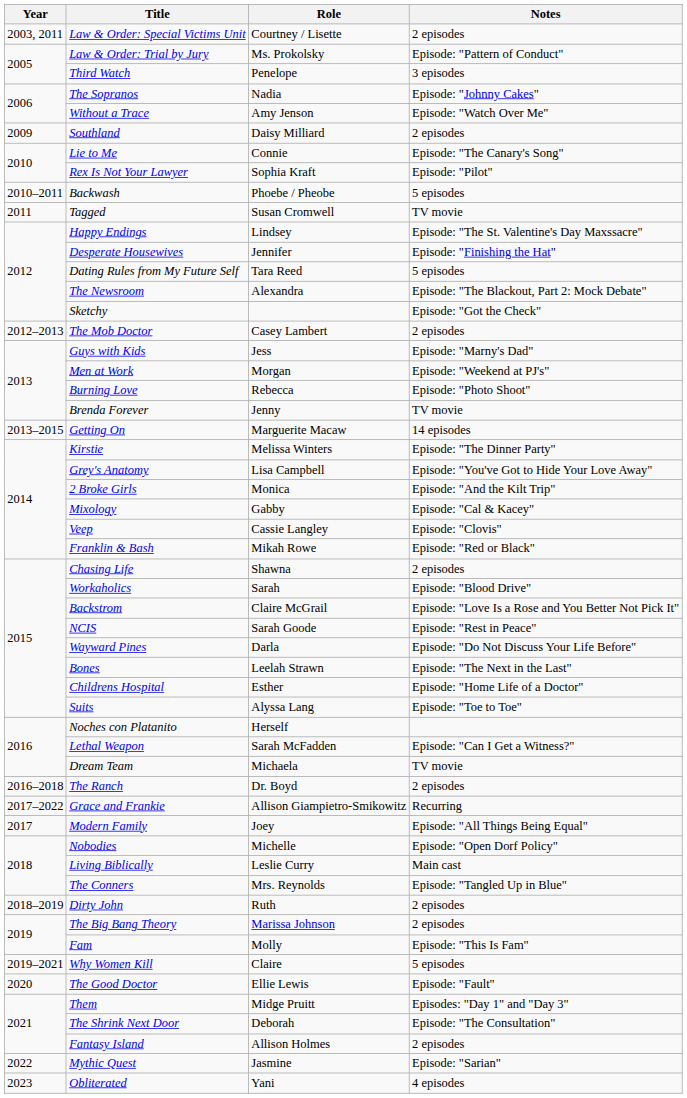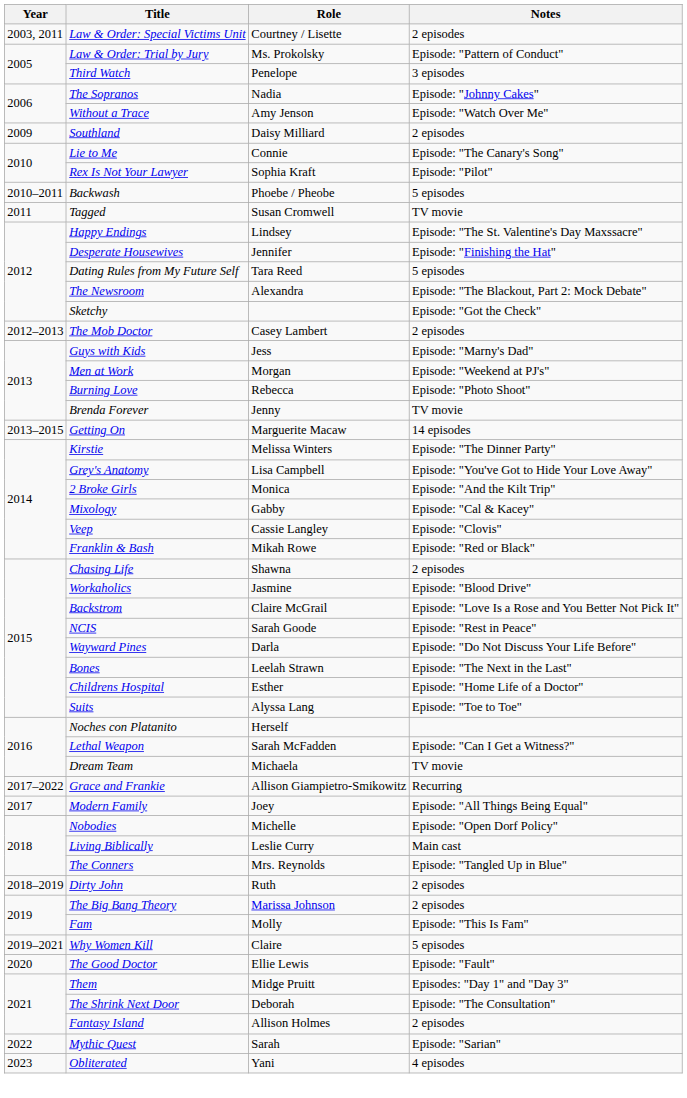(266, 588) Sarah -> (271, 588) Jasmine
- row: (96, 786)
(271, 1063) Jasmine -> (266, 1043) Sarah
